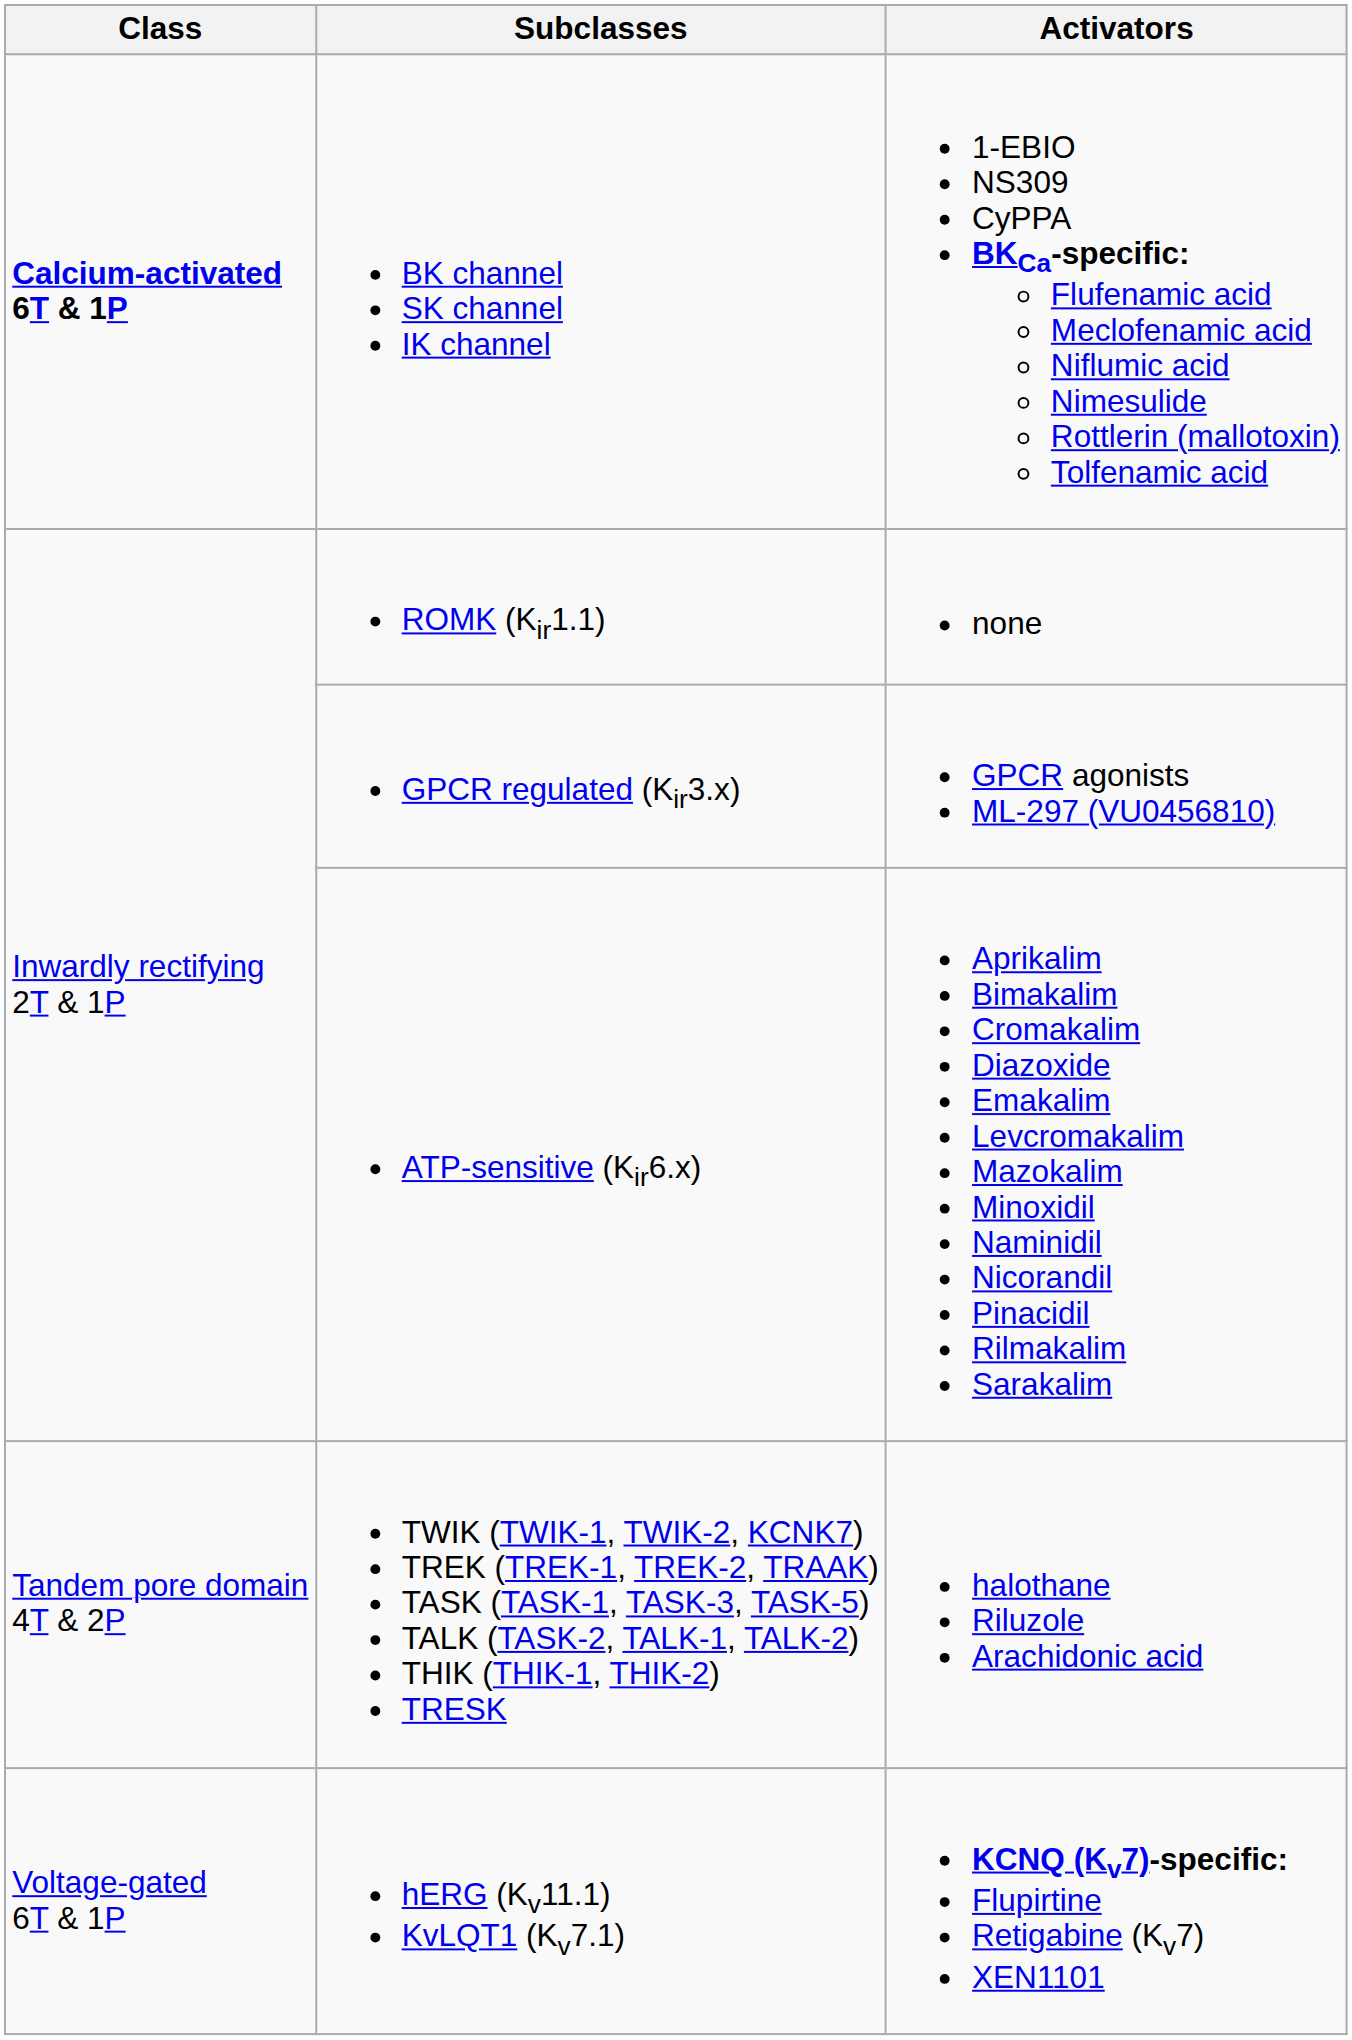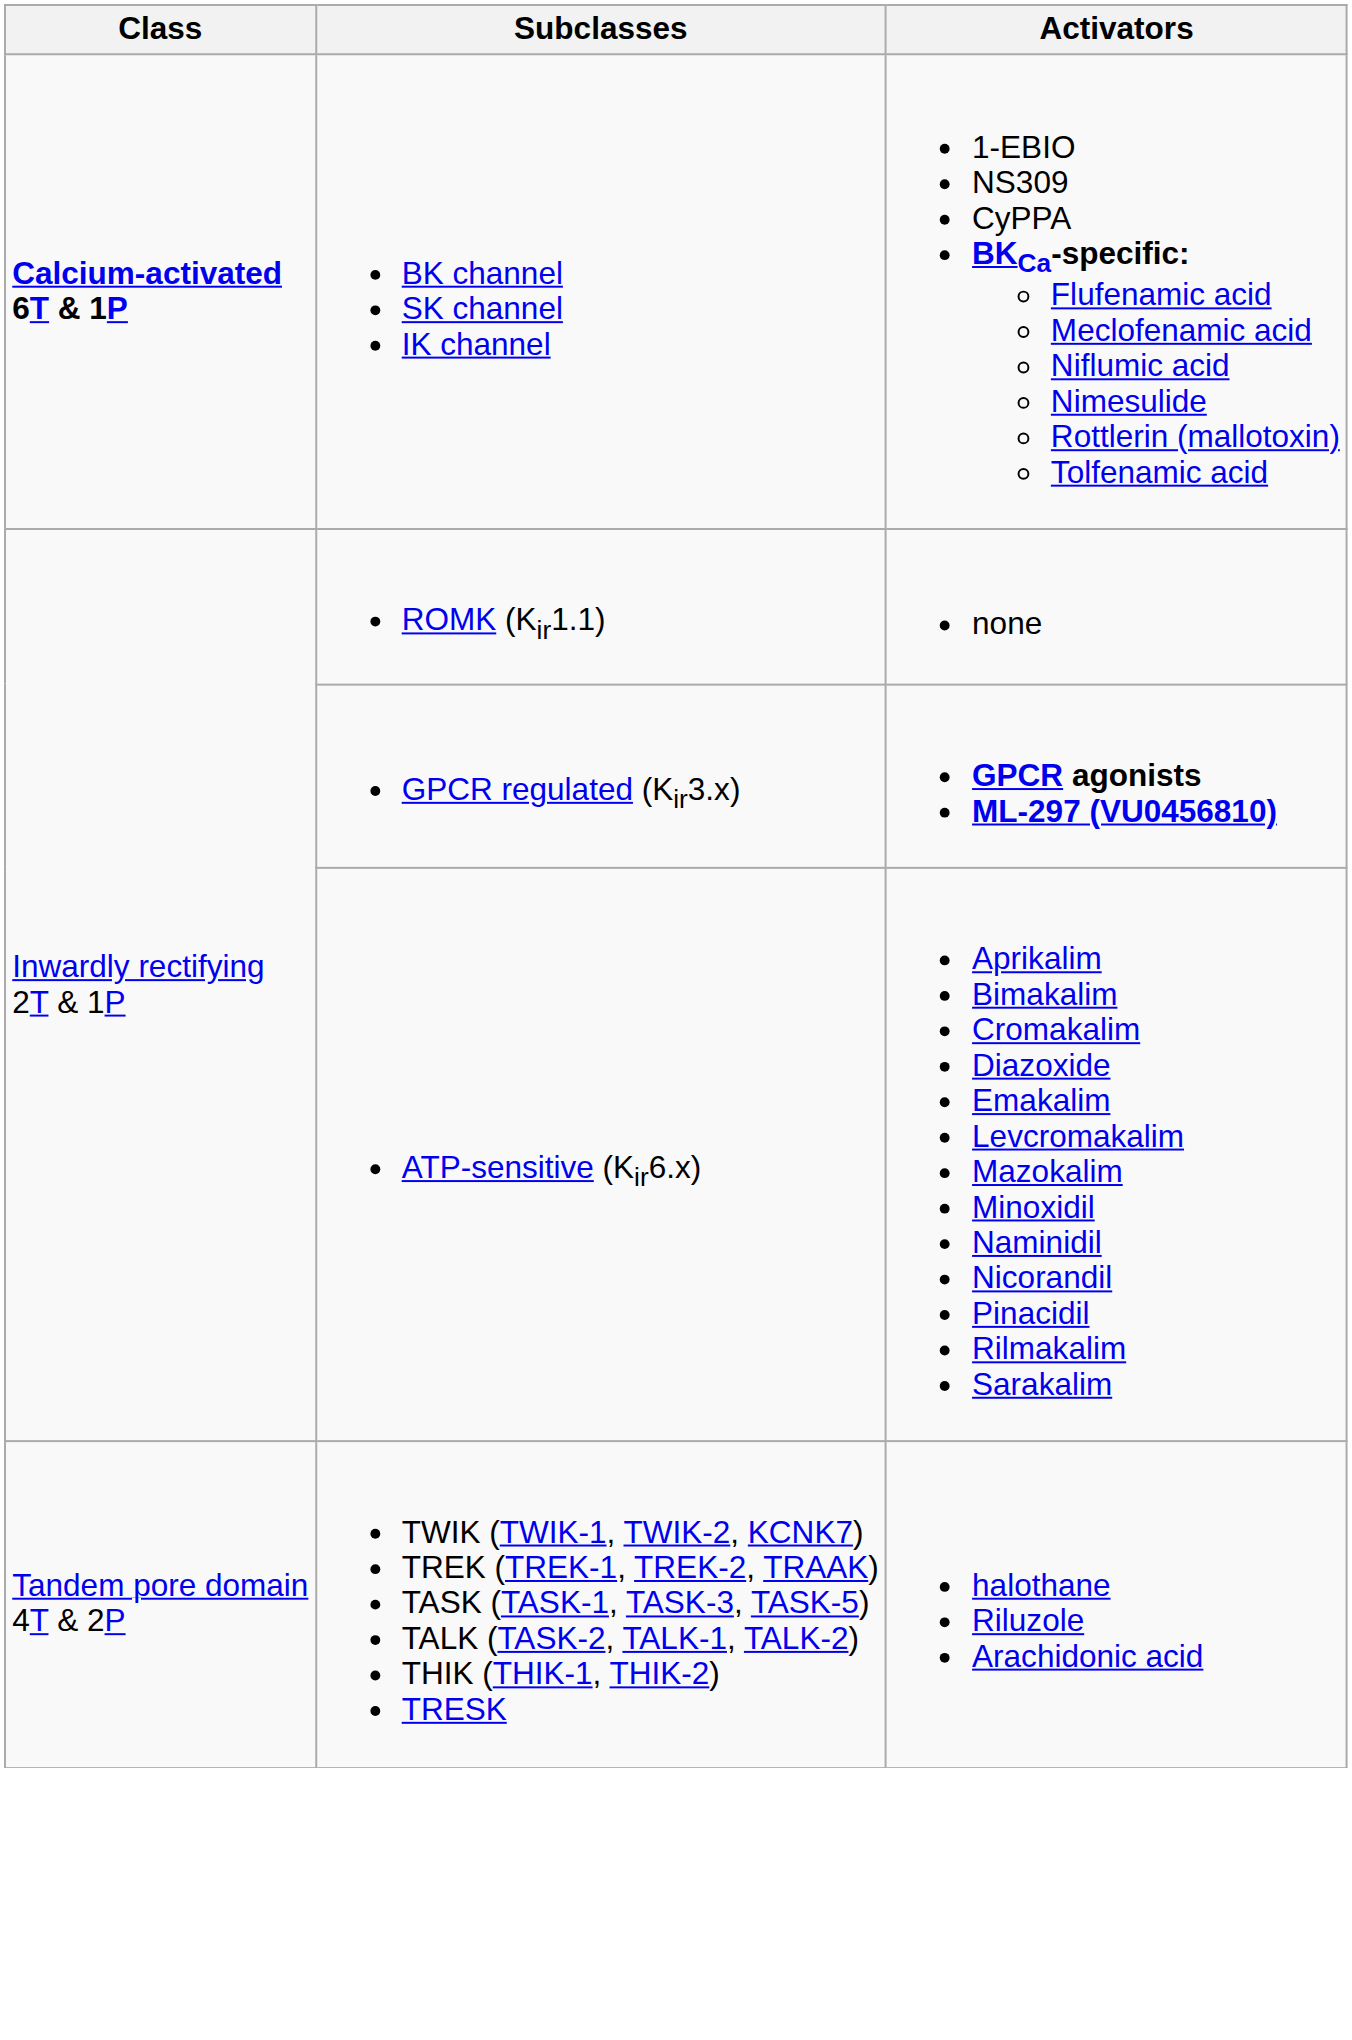(1117, 793) normal -> (1117, 793) bold
- row: (601, 1919)
